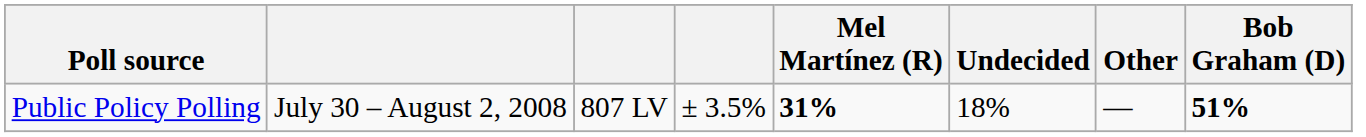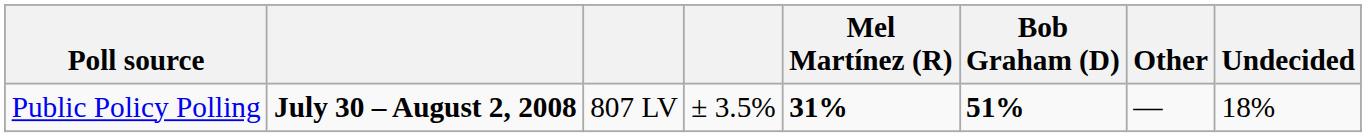columns swapped: (1268, 44) <-> (1023, 60)
(420, 107) normal -> (425, 107) bold
